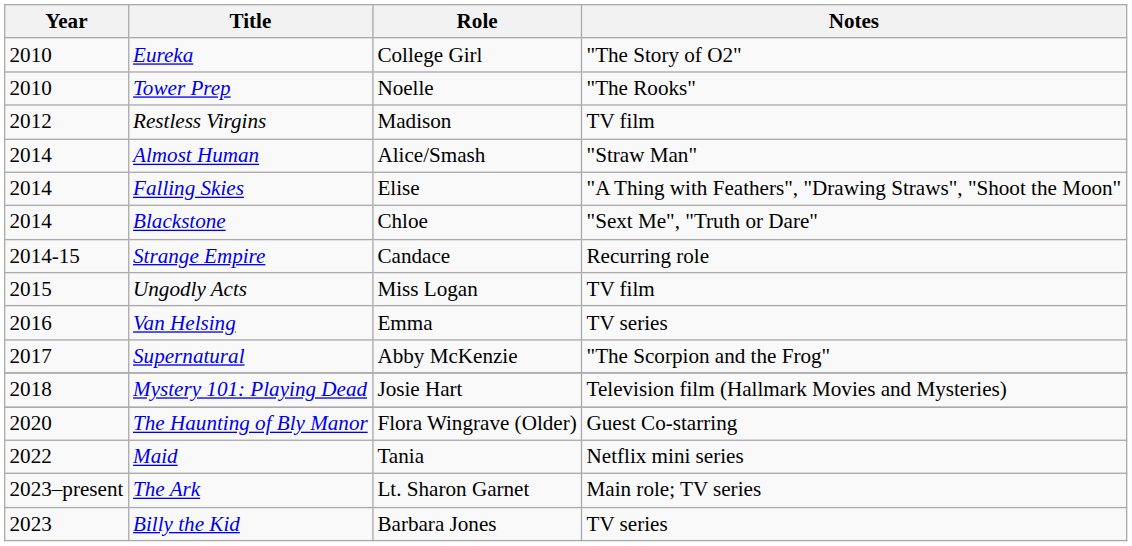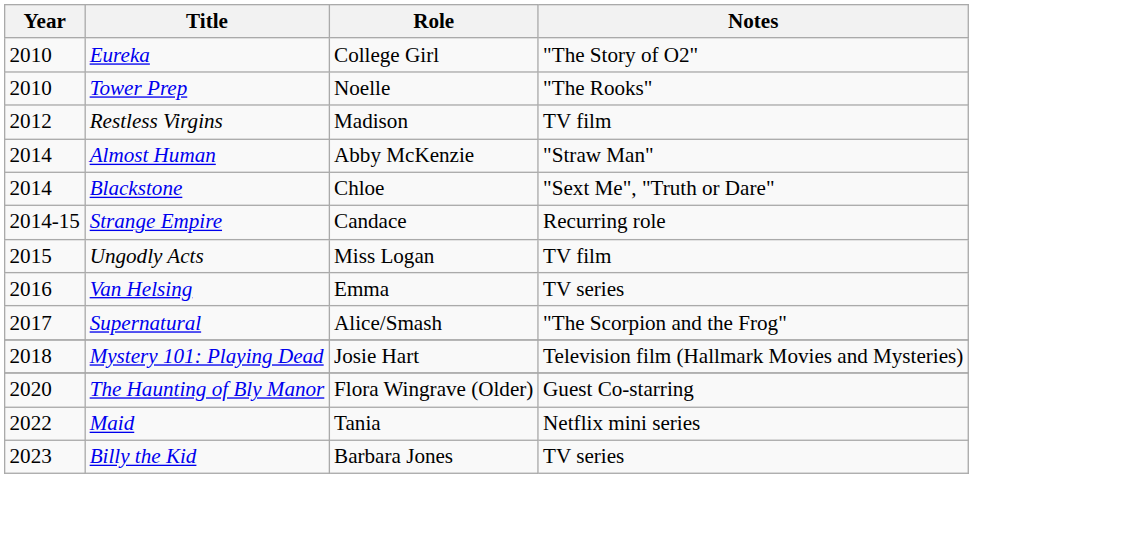(431, 155) Alice/Smash -> (404, 155) Abby McKenzie
- row: (188, 188)
(448, 356) Abby McKenzie -> (388, 322) Alice/Smash
- row: (167, 490)
